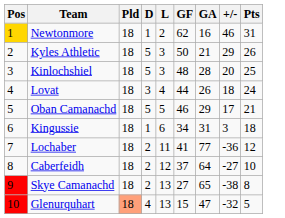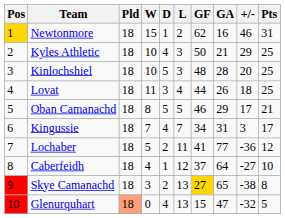+ column: (151, 14)
(148, 52) 5 -> (165, 52) 4
(250, 52) 26 -> (267, 52) 25
(250, 90) 24 -> (267, 90) 25
(148, 128) 1 -> (165, 128) 4
(162, 128) 6 -> (179, 128) 7
(250, 128) 18 -> (267, 128) 17
(148, 166) 2 -> (165, 166) 1
(182, 185) no background -> (200, 185) gold background
